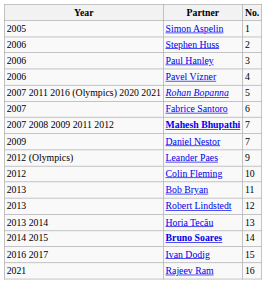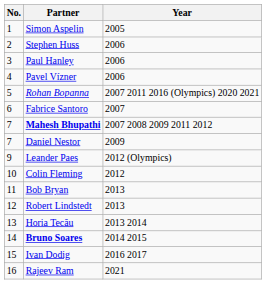columns swapped: (252, 12) <-> (84, 12)
